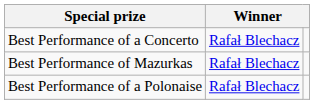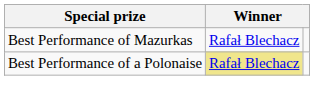- row: (103, 39)
(254, 87) no background -> (254, 63) khaki background
